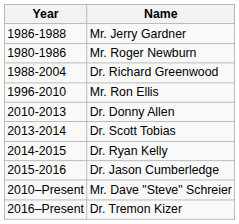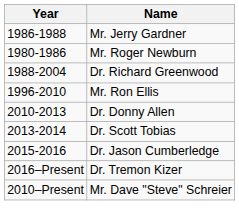- row: (129, 151)
rows swapped: (161, 190) <-> (136, 209)
